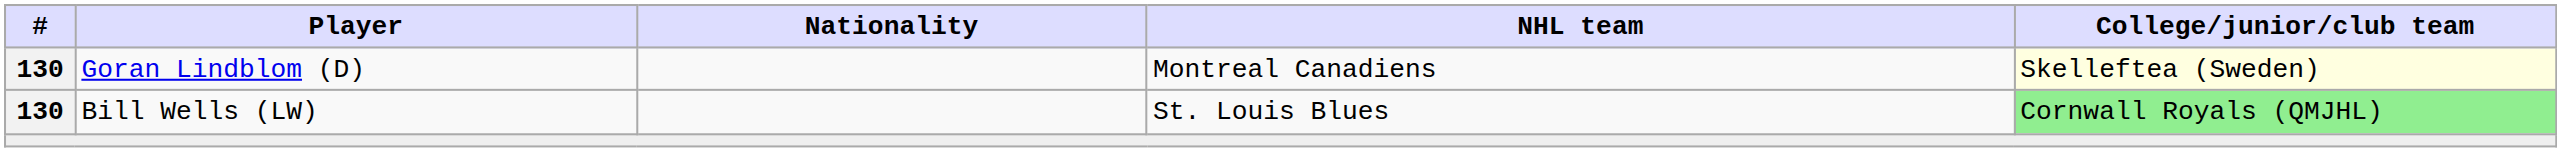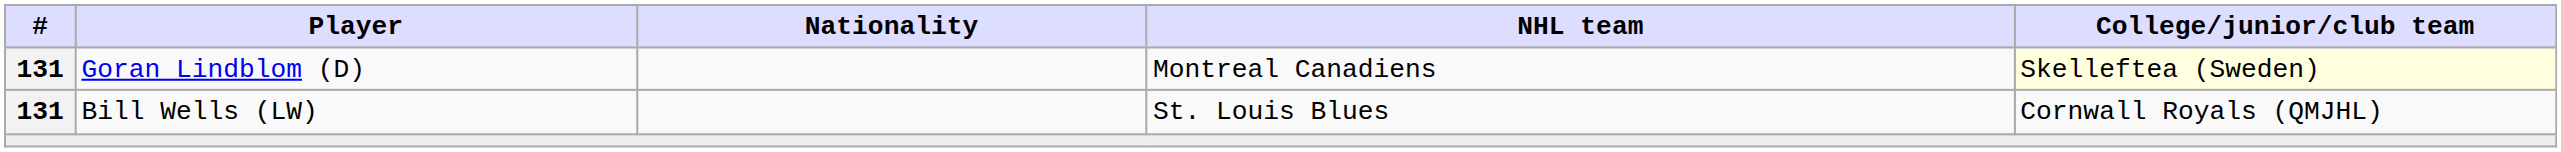(40, 69) 130 -> (40, 69) 131
(40, 112) 130 -> (40, 112) 131
(2202, 112) lightgreen background -> (2202, 112) no background
